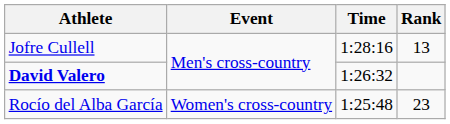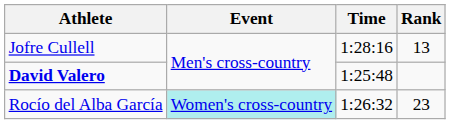(367, 76) 1:26:32 -> (367, 76) 1:25:48
(251, 104) no background -> (251, 104) paleturquoise background
(367, 104) 1:25:48 -> (367, 104) 1:26:32
